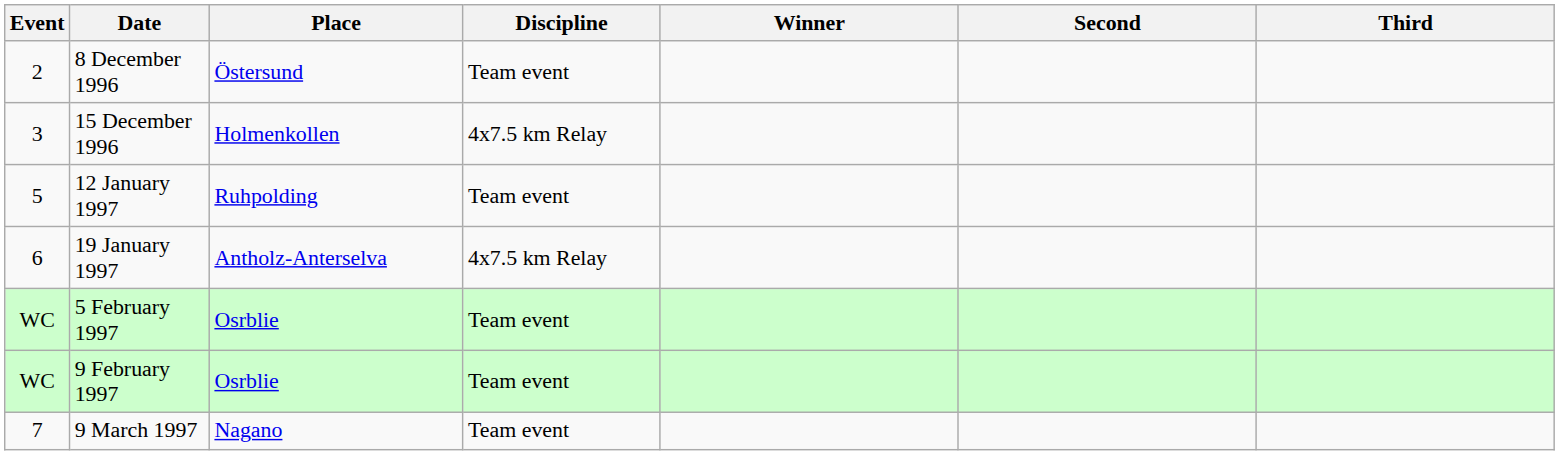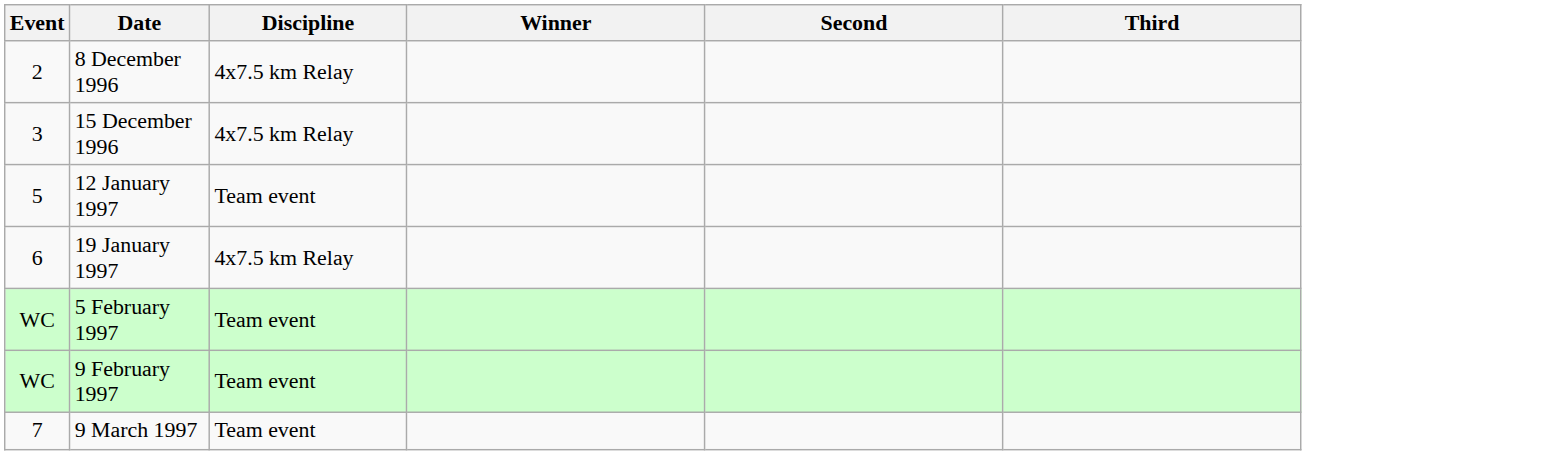- column: (336, 22)
(518, 71) Team event -> (284, 71) 4x7.5 km Relay
